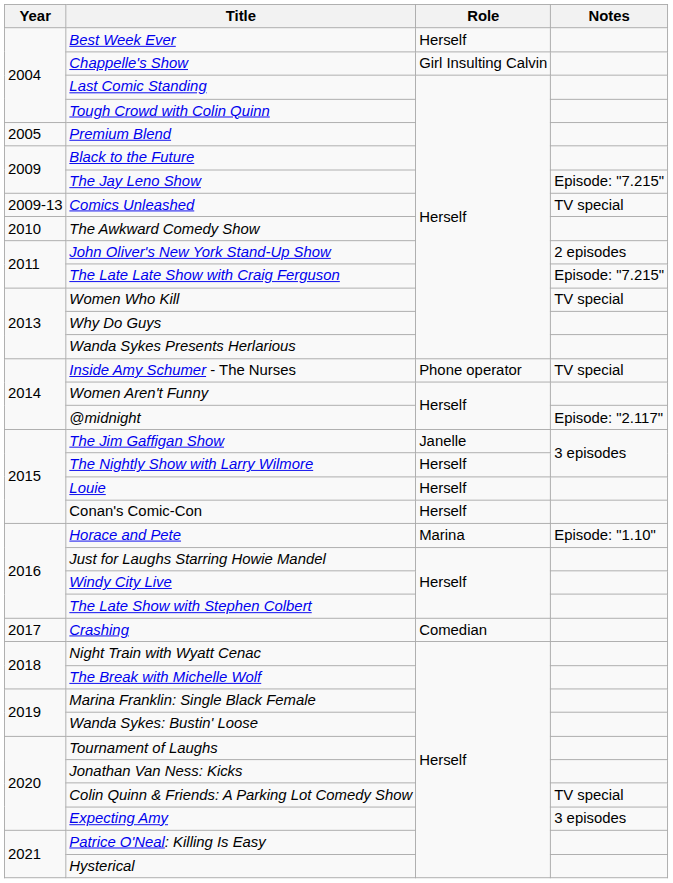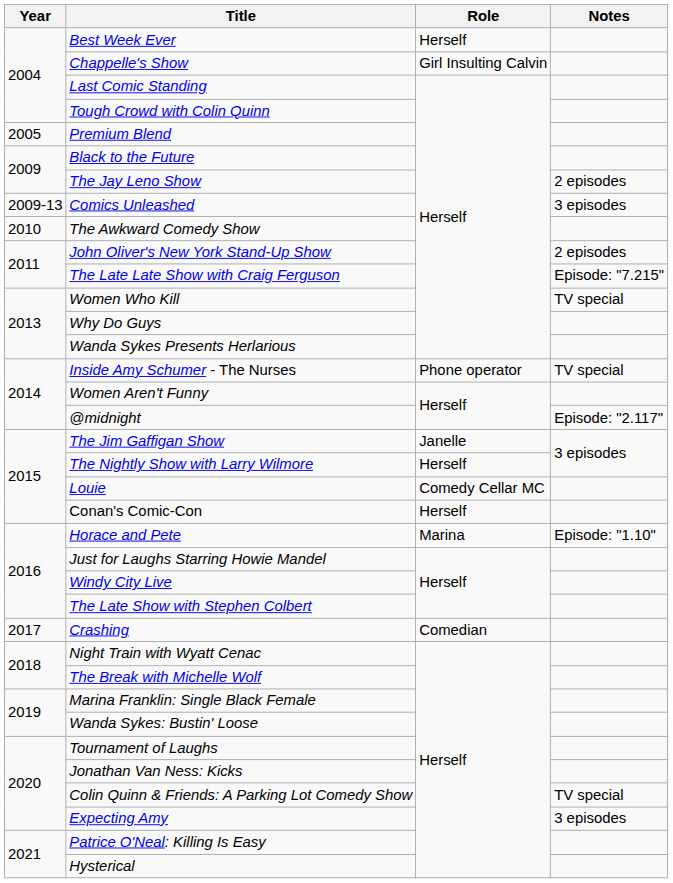(609, 181) Episode: "7.215" -> (590, 181) 2 episodes
(589, 205) TV special -> (590, 205) 3 episodes
(443, 488) Herself -> (482, 488) Comedy Cellar MC
